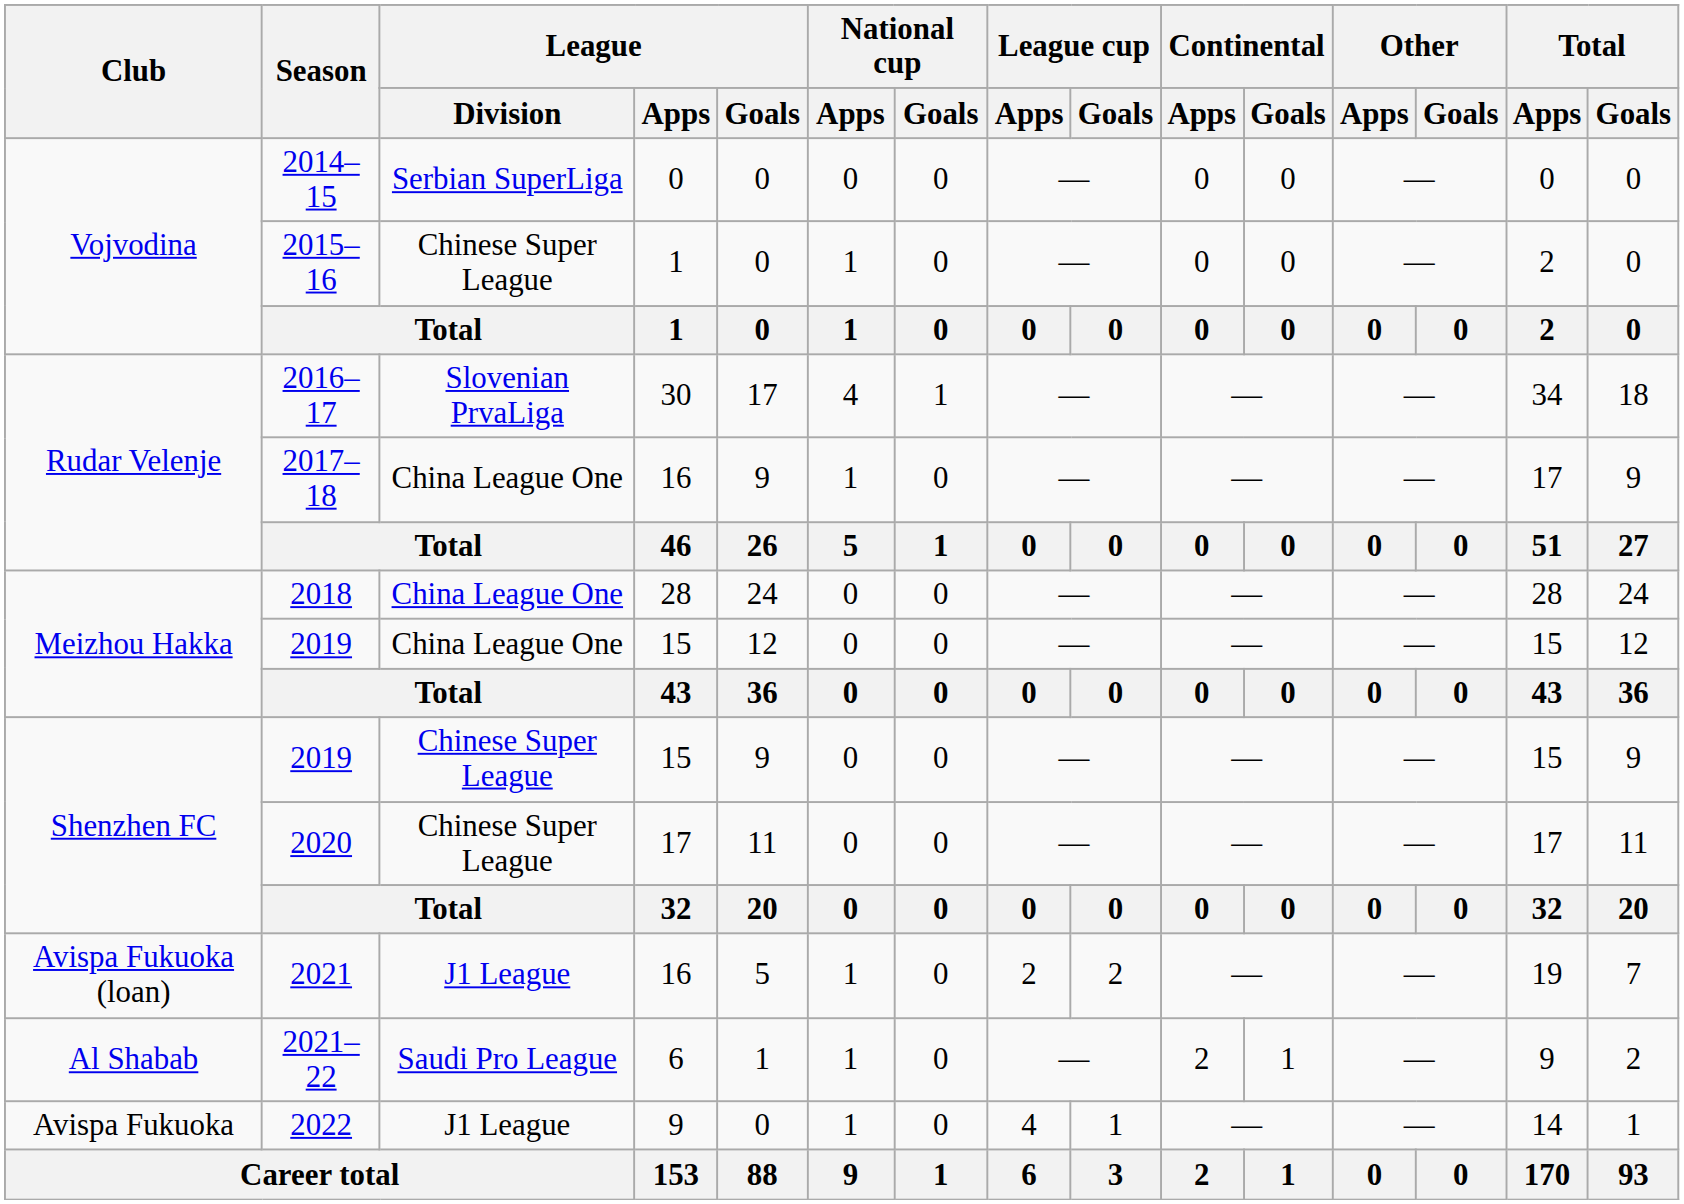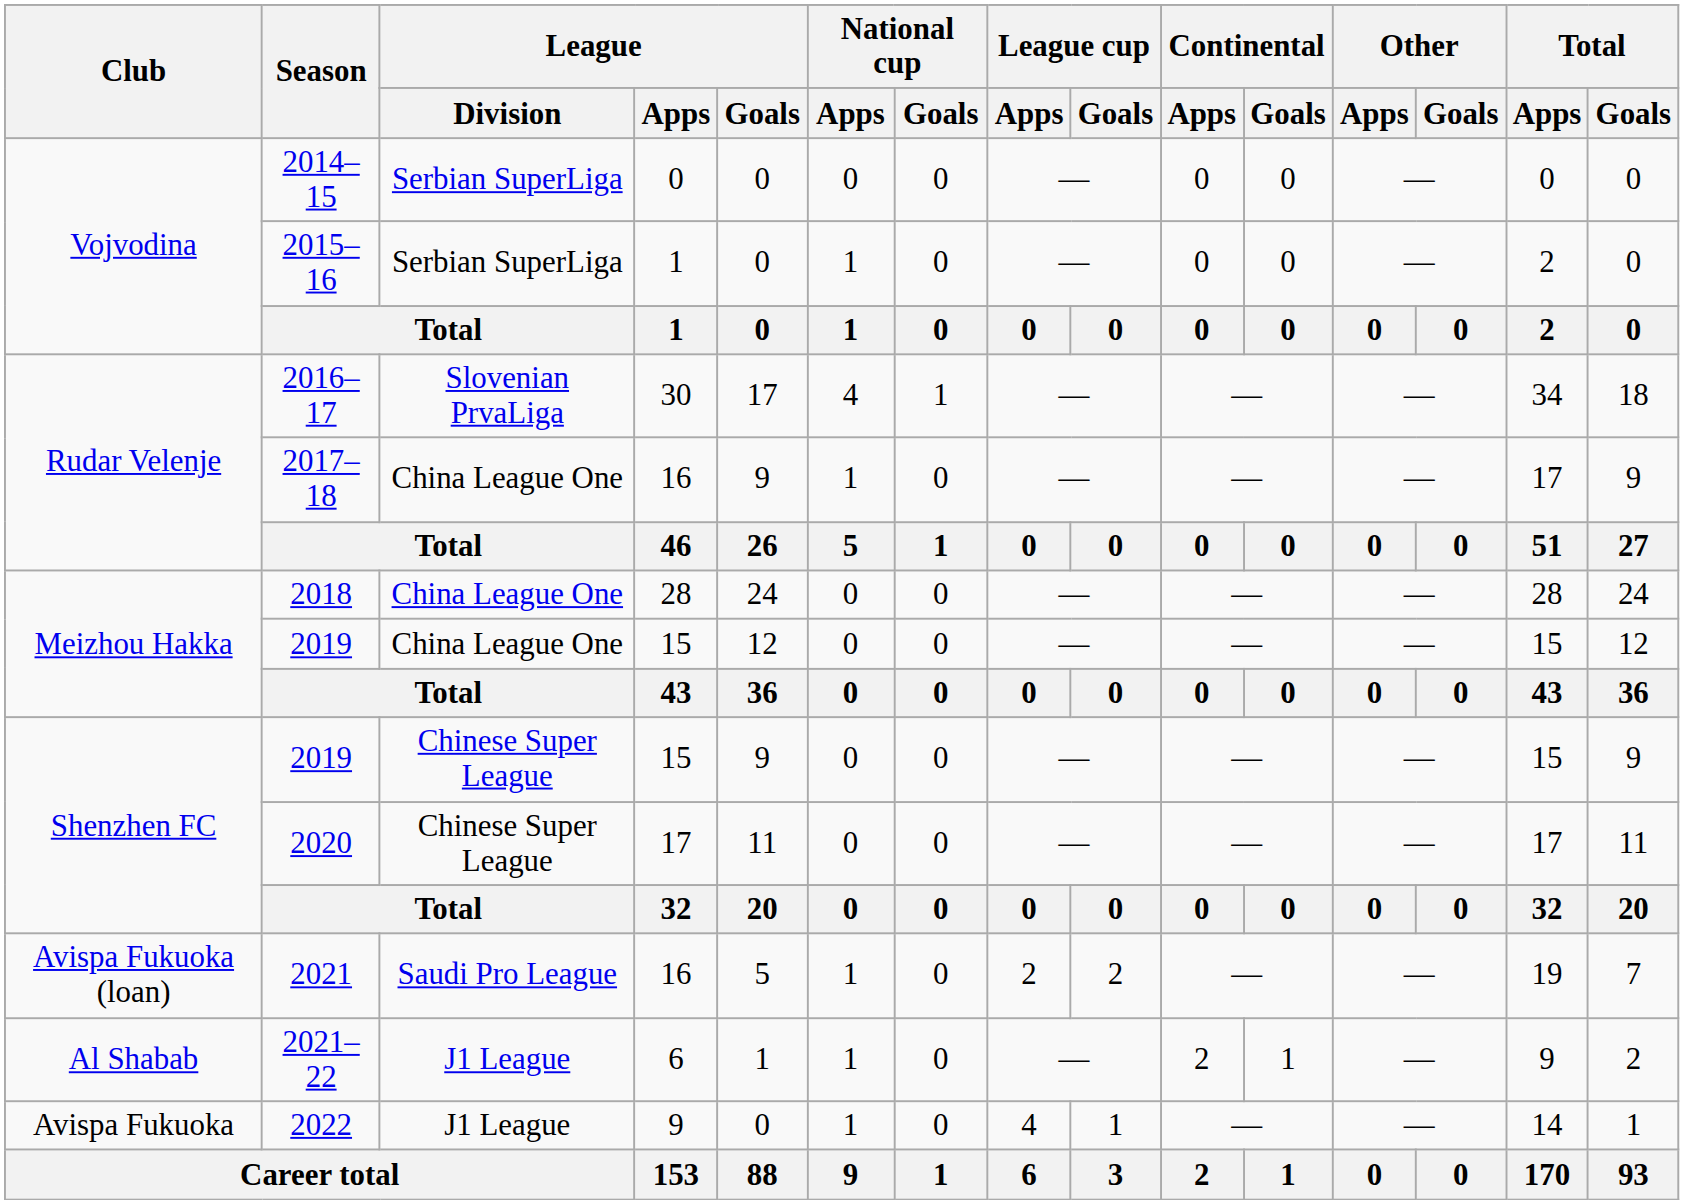(507, 262) Chinese Super League -> (507, 262) Serbian SuperLiga
(507, 975) J1 League -> (507, 975) Saudi Pro League
(507, 1058) Saudi Pro League -> (507, 1058) J1 League
